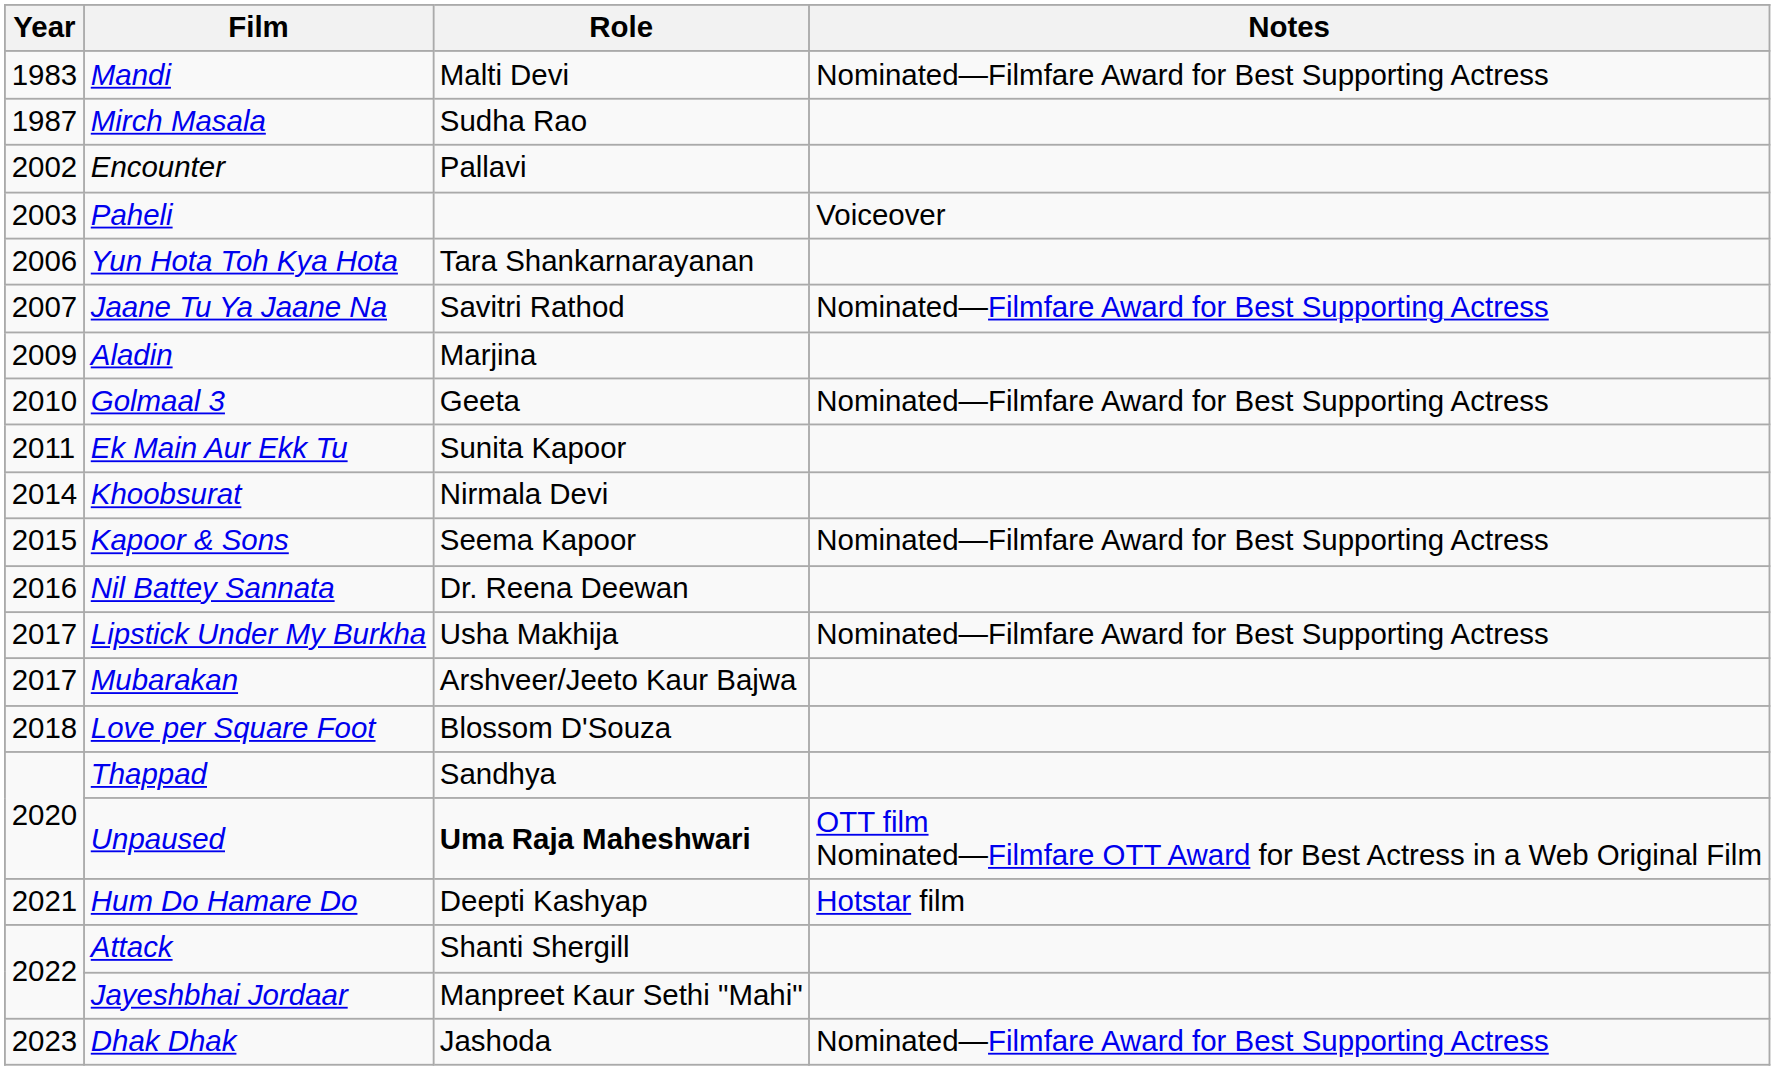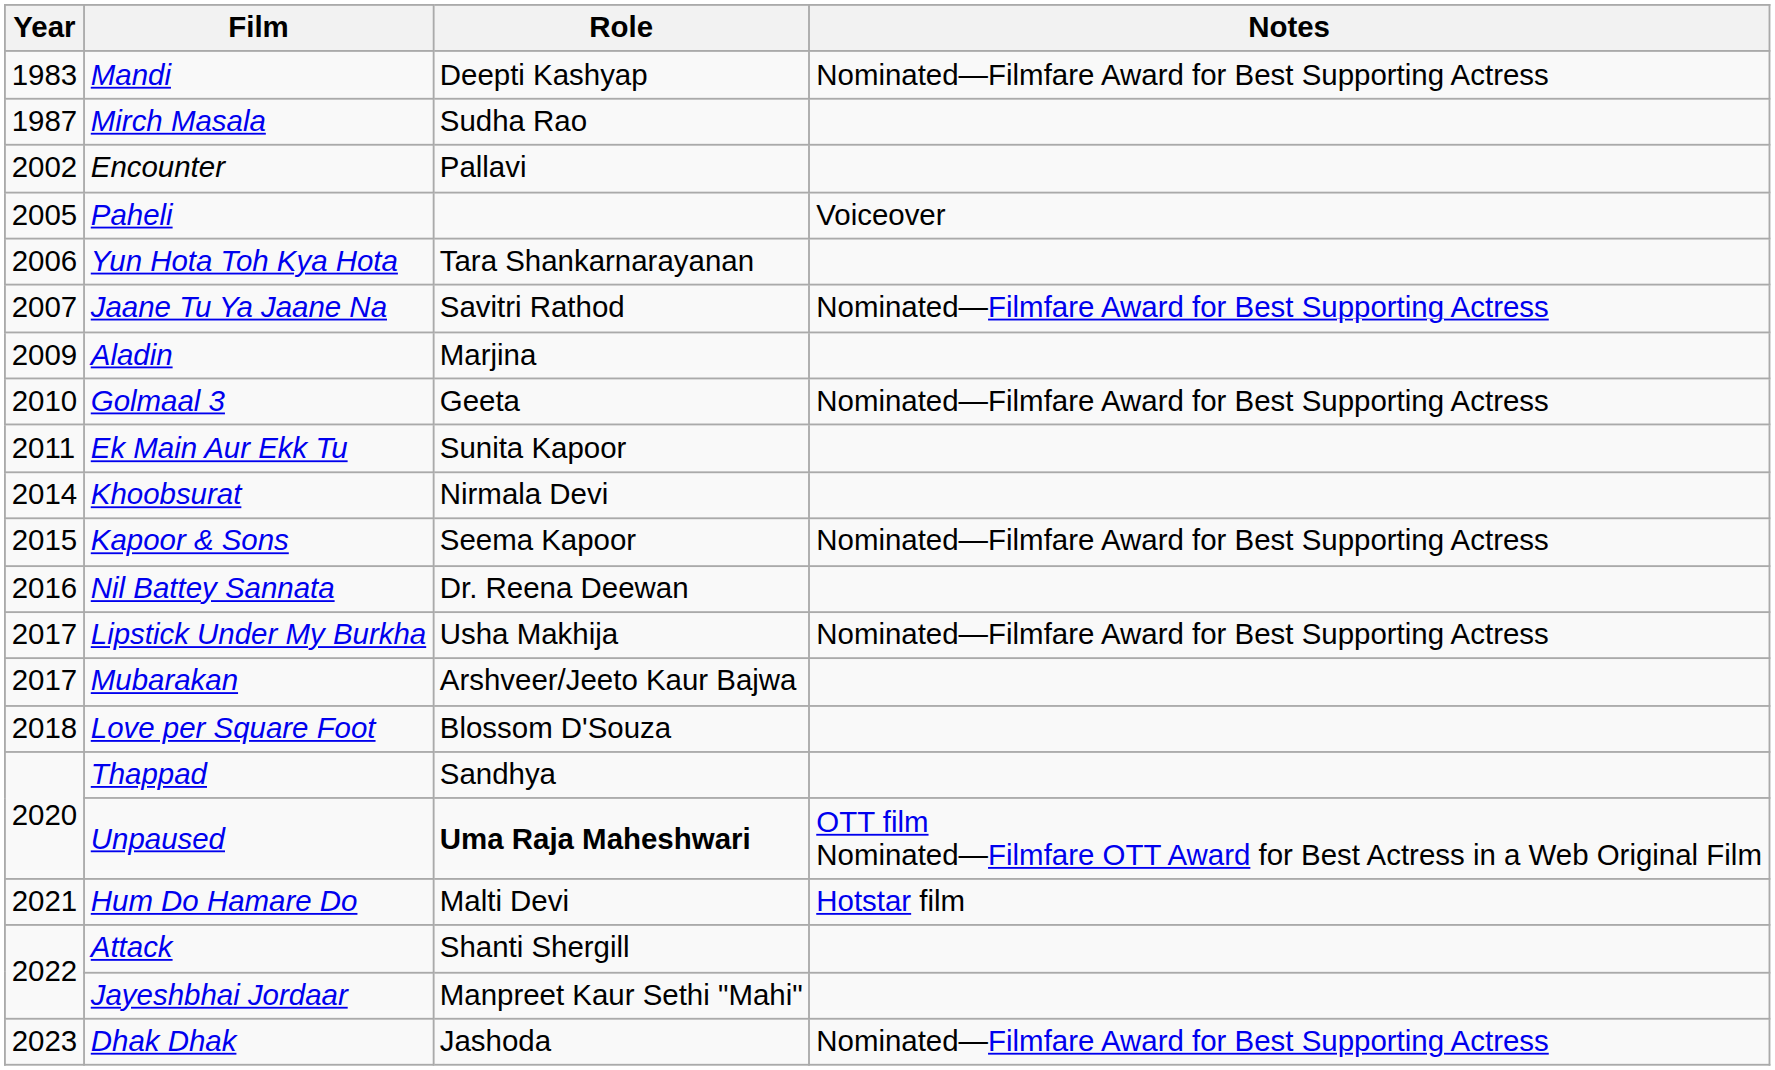(504, 74) Malti Devi -> (544, 74) Deepti Kashyap
(44, 214) 2003 -> (44, 214) 2005
(544, 901) Deepti Kashyap -> (504, 901) Malti Devi
